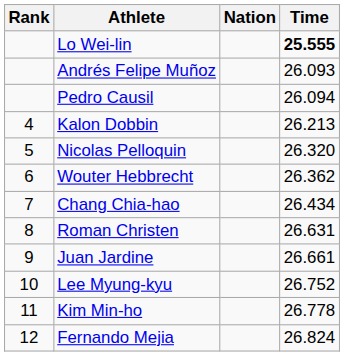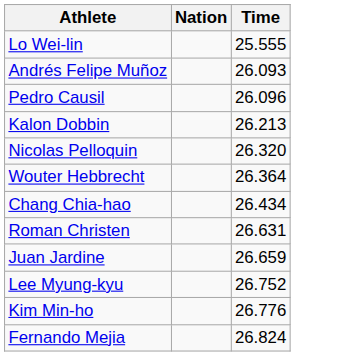- column: (29, 17)
(309, 44) bold -> (261, 44) normal
(309, 97) 26.094 -> (261, 97) 26.096
(309, 177) 26.362 -> (261, 177) 26.364
(309, 257) 26.661 -> (261, 257) 26.659
(309, 310) 26.778 -> (261, 310) 26.776
